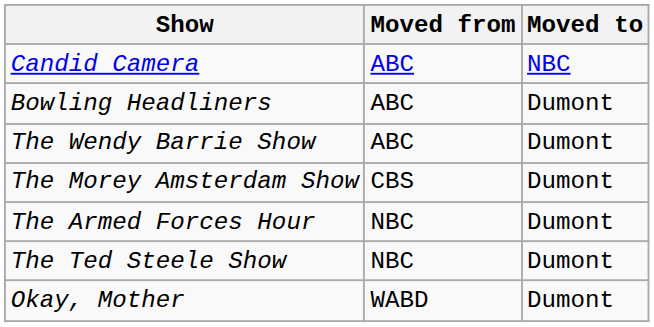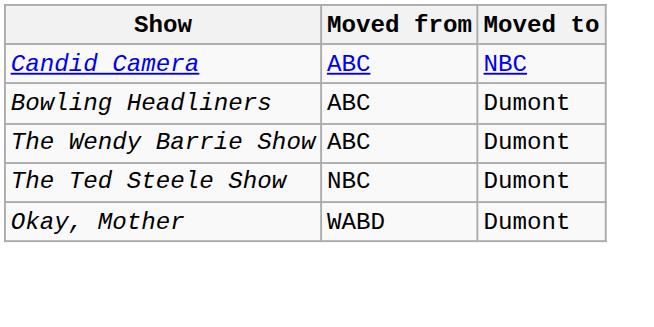- row: (185, 182)
- row: (163, 222)
